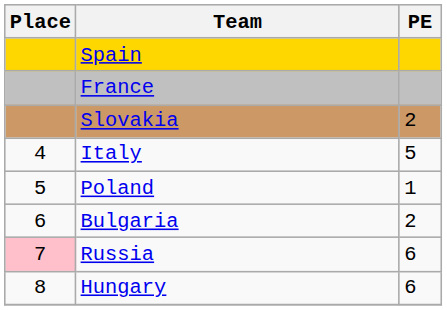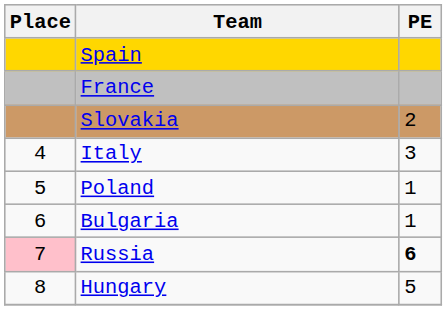(410, 154) 5 -> (410, 154) 3
(410, 221) 2 -> (410, 221) 1
(410, 254) normal -> (410, 254) bold
(410, 288) 6 -> (410, 288) 5
